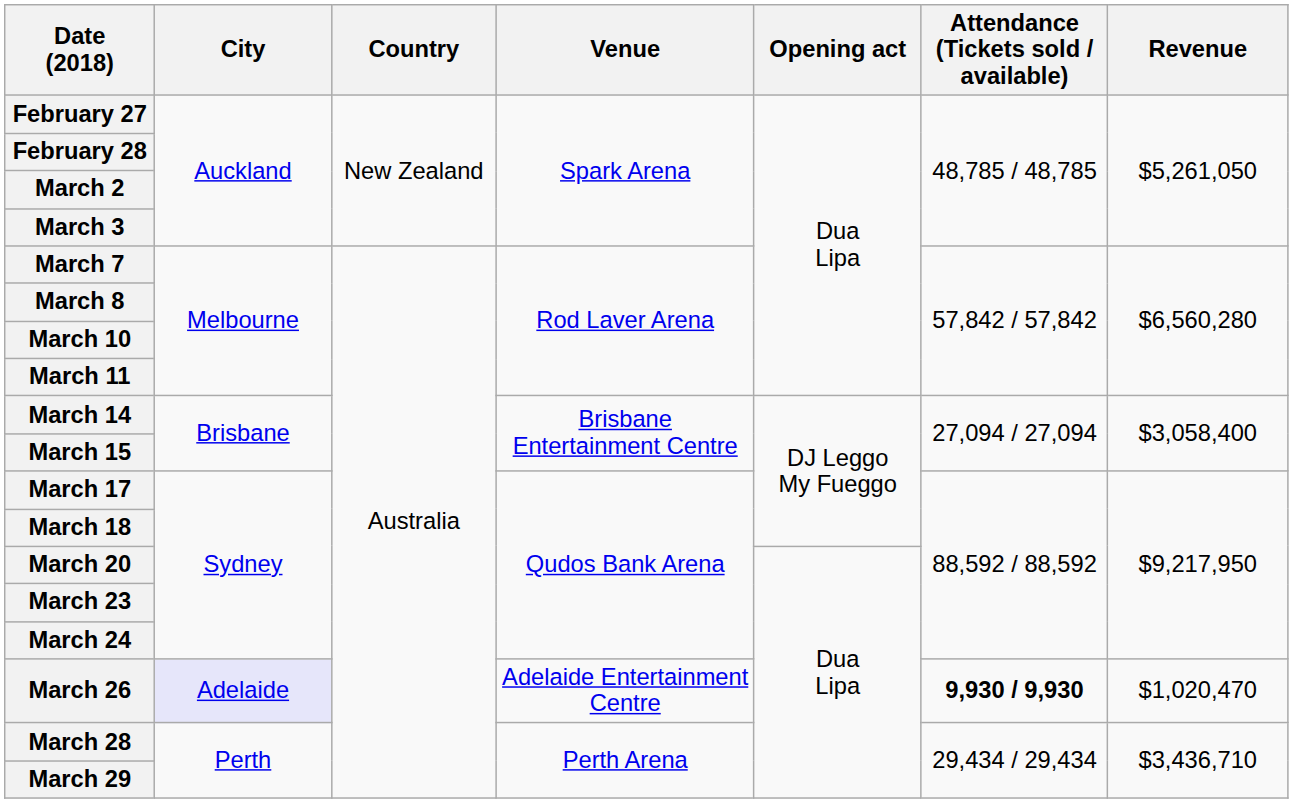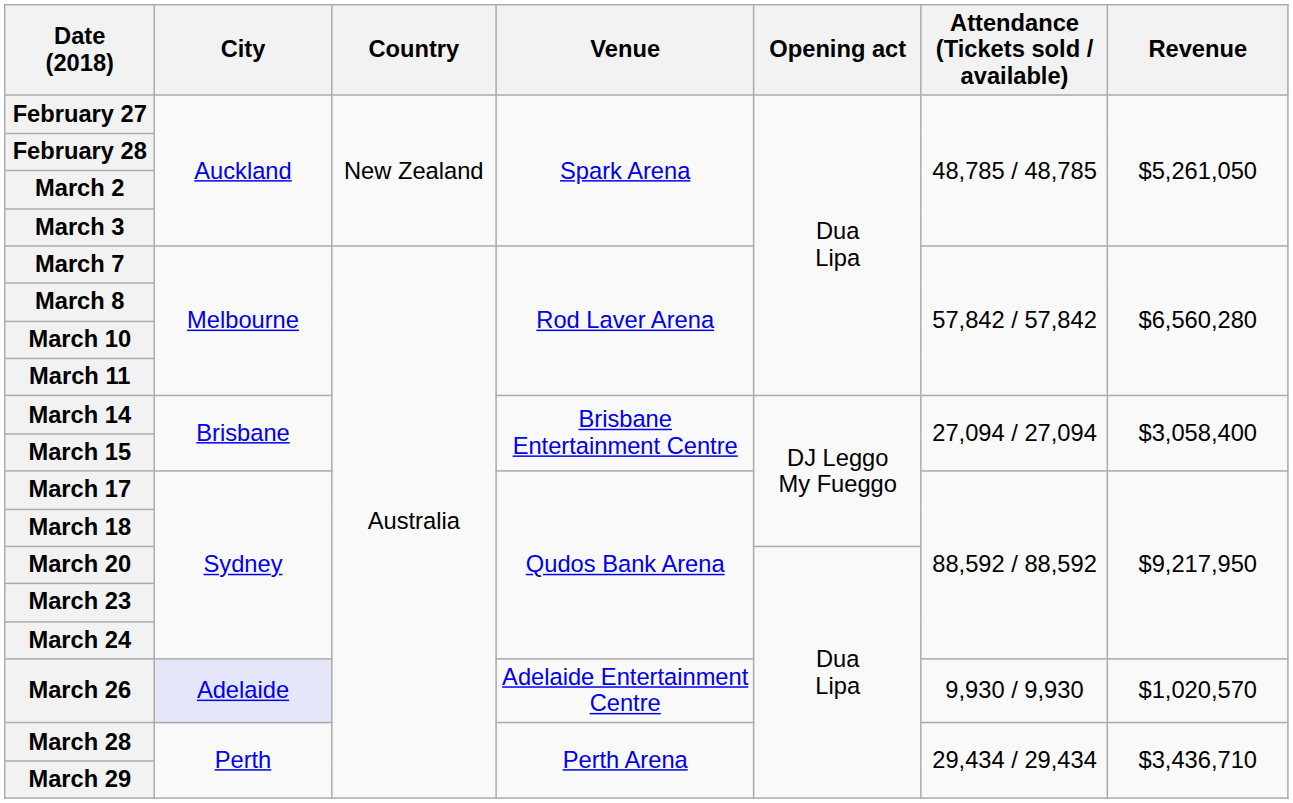(1015, 690) bold -> (1015, 690) normal
(1198, 690) $1,020,470 -> (1198, 690) $1,020,570
